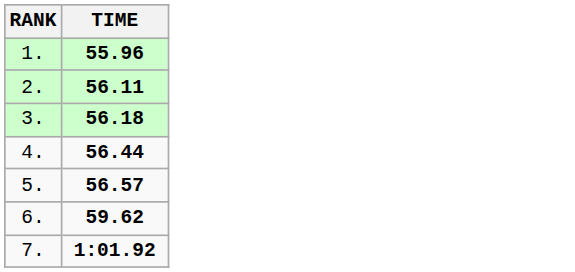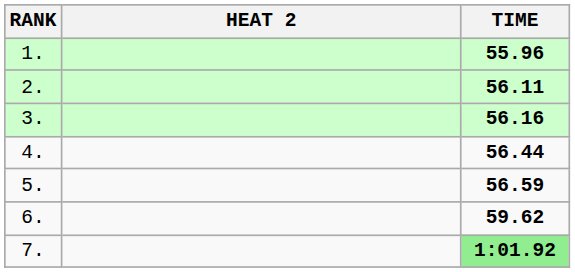+ column: (261, 21)
(115, 119) 56.18 -> (515, 119) 56.16
(115, 185) 56.57 -> (515, 185) 56.59
(115, 251) no background -> (515, 251) lightgreen background
